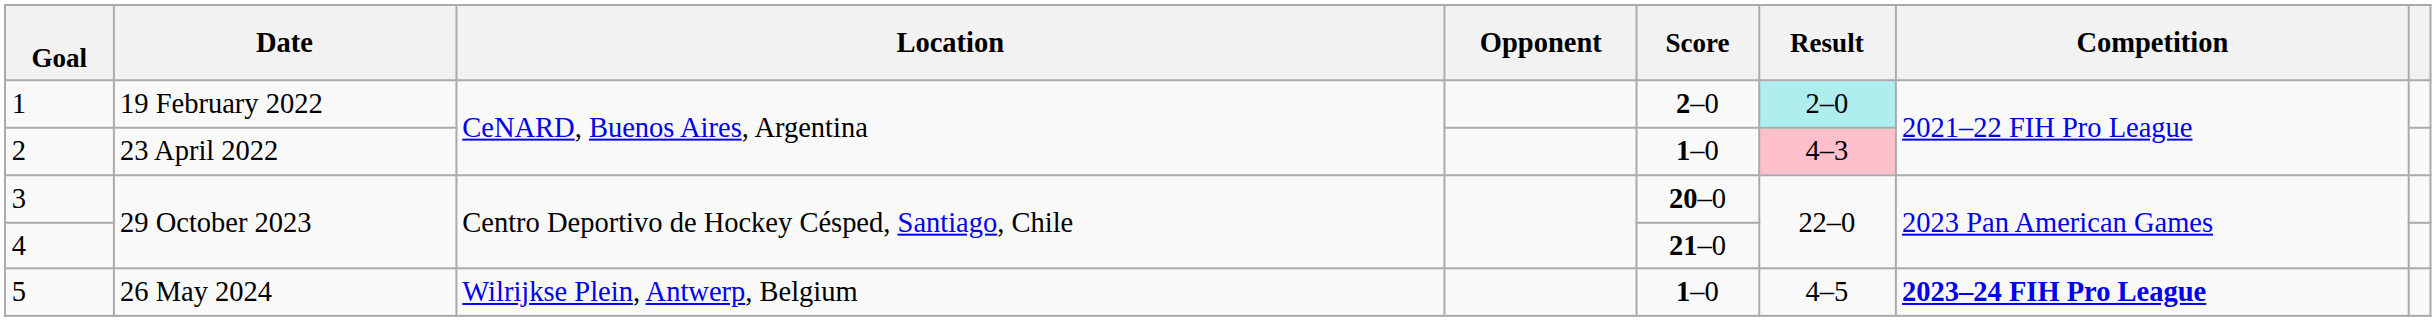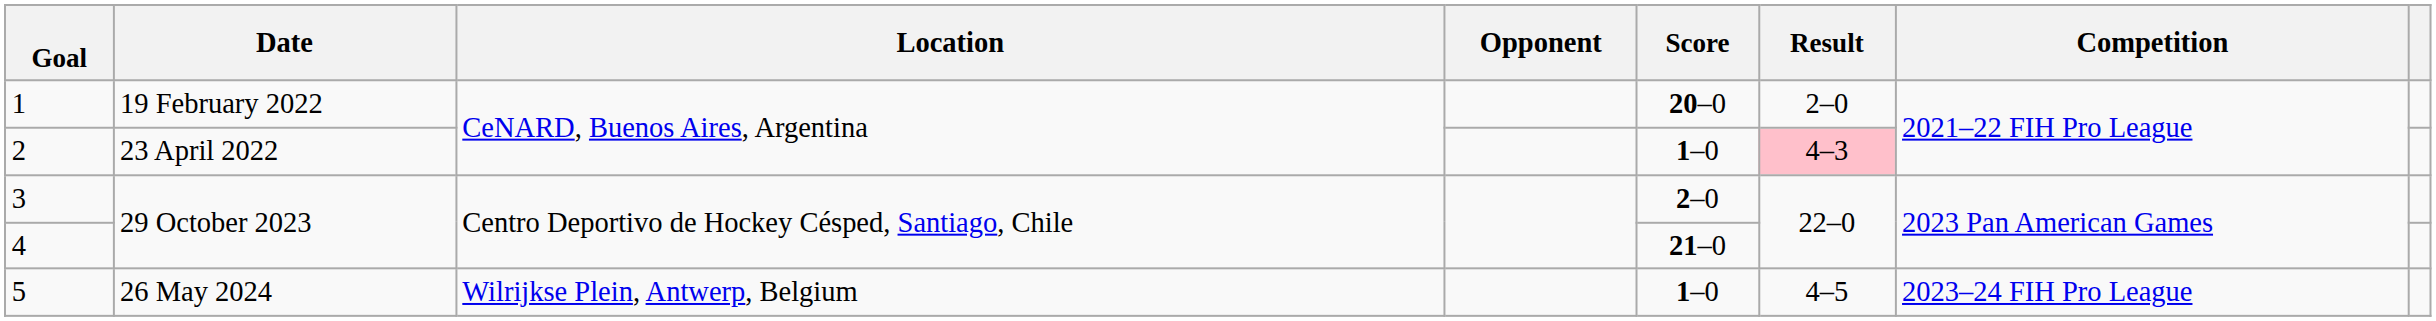(1697, 104) 2–0 -> (1697, 104) 20–0
(1827, 104) paleturquoise background -> (1827, 104) no background
(1697, 198) 20–0 -> (1697, 198) 2–0
(2054, 292) bold -> (2047, 292) normal
